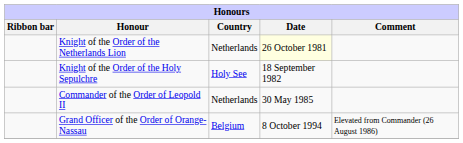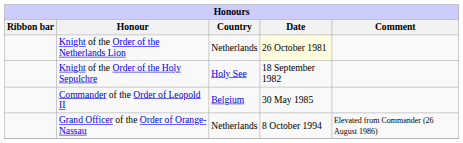(234, 100) Netherlands -> (228, 100) Belgium
(228, 126) Belgium -> (234, 126) Netherlands
